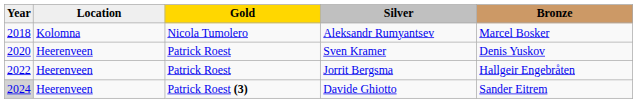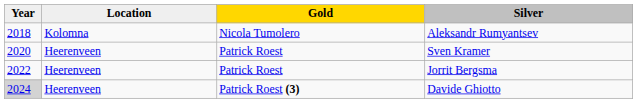- column: (555, 13)
